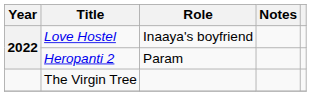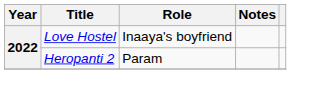- row: (90, 79)
